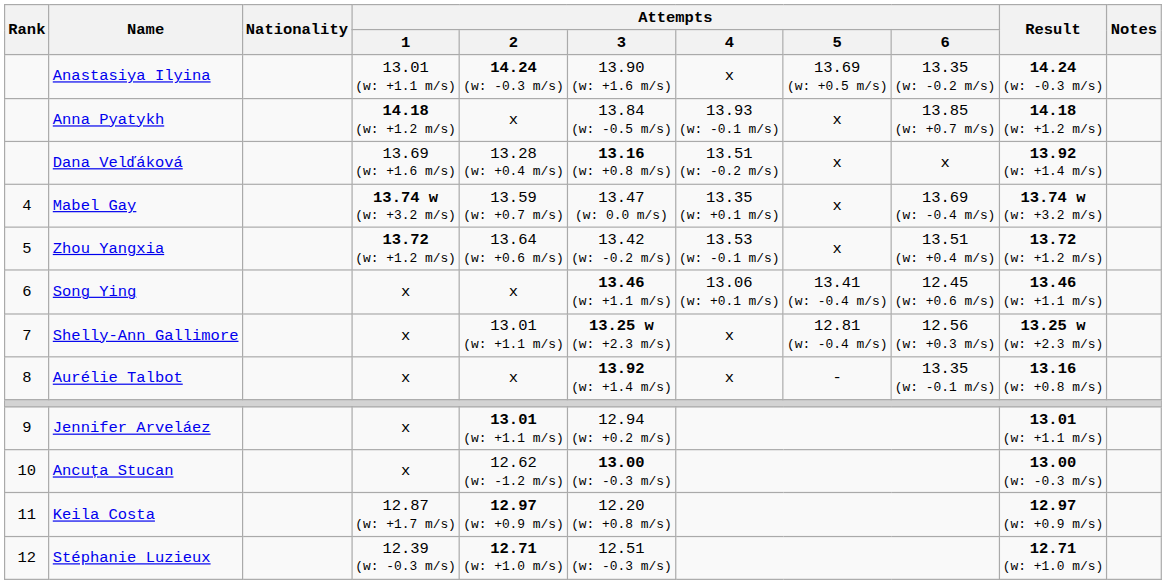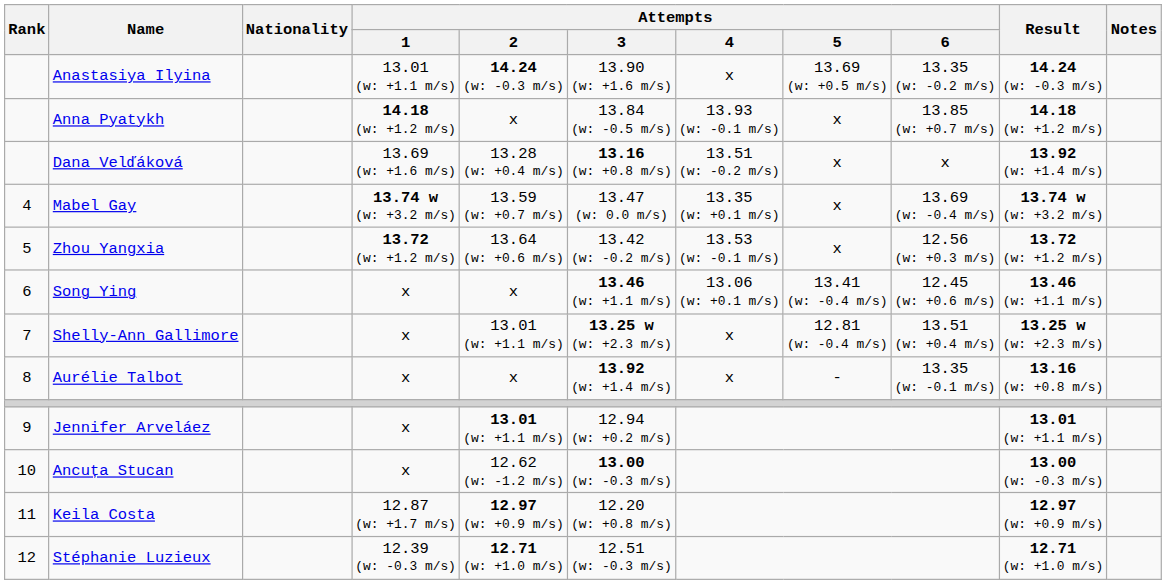(945, 248) 13.51 (w: +0.4 m/s) -> (945, 248) 12.56 (w: +0.3 m/s)
(945, 334) 12.56 (w: +0.3 m/s) -> (945, 334) 13.51 (w: +0.4 m/s)
